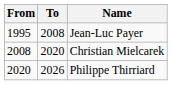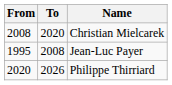rows swapped: (106, 32) <-> (117, 51)
